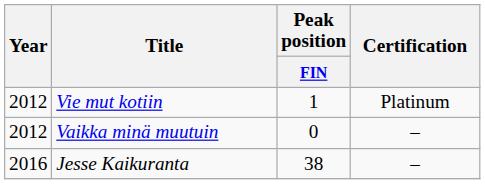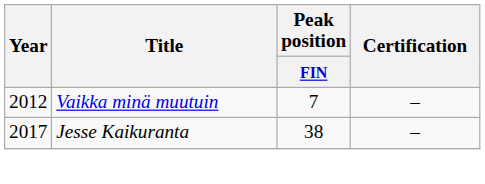- row: (109, 102)
(314, 132) 0 -> (314, 102) 7
(28, 163) 2016 -> (28, 132) 2017
